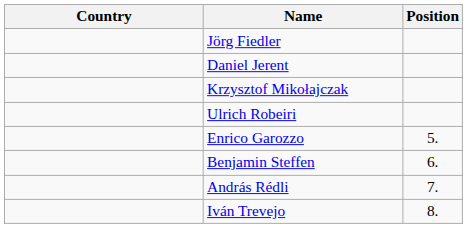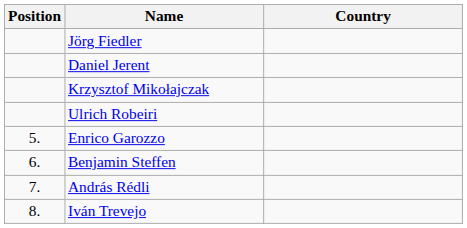columns swapped: (433, 16) <-> (104, 16)
